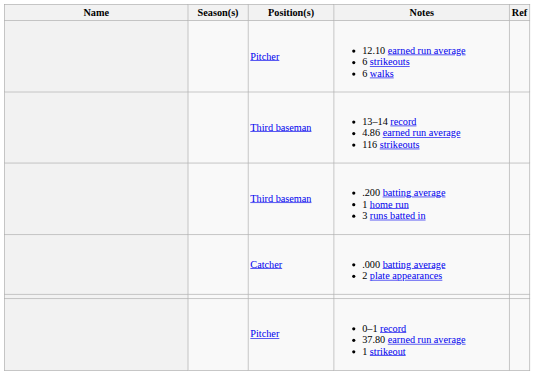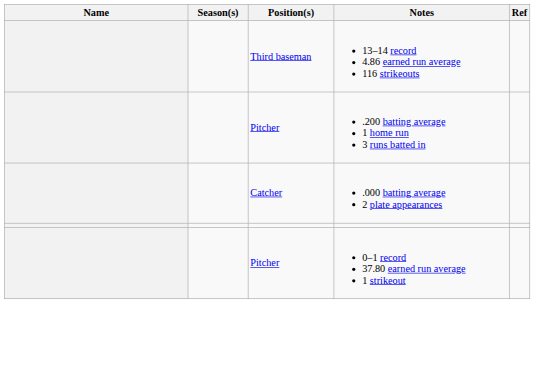- row: (422, 62)
(281, 198) Third baseman -> (265, 127) Pitcher
